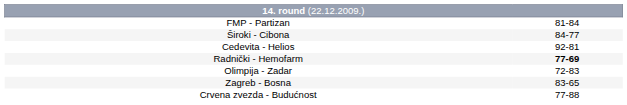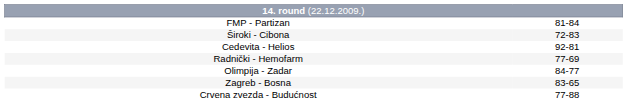(567, 35) 84-77 -> (567, 35) 72-83
(567, 59) bold -> (567, 59) normal
(567, 71) 72-83 -> (567, 71) 84-77
